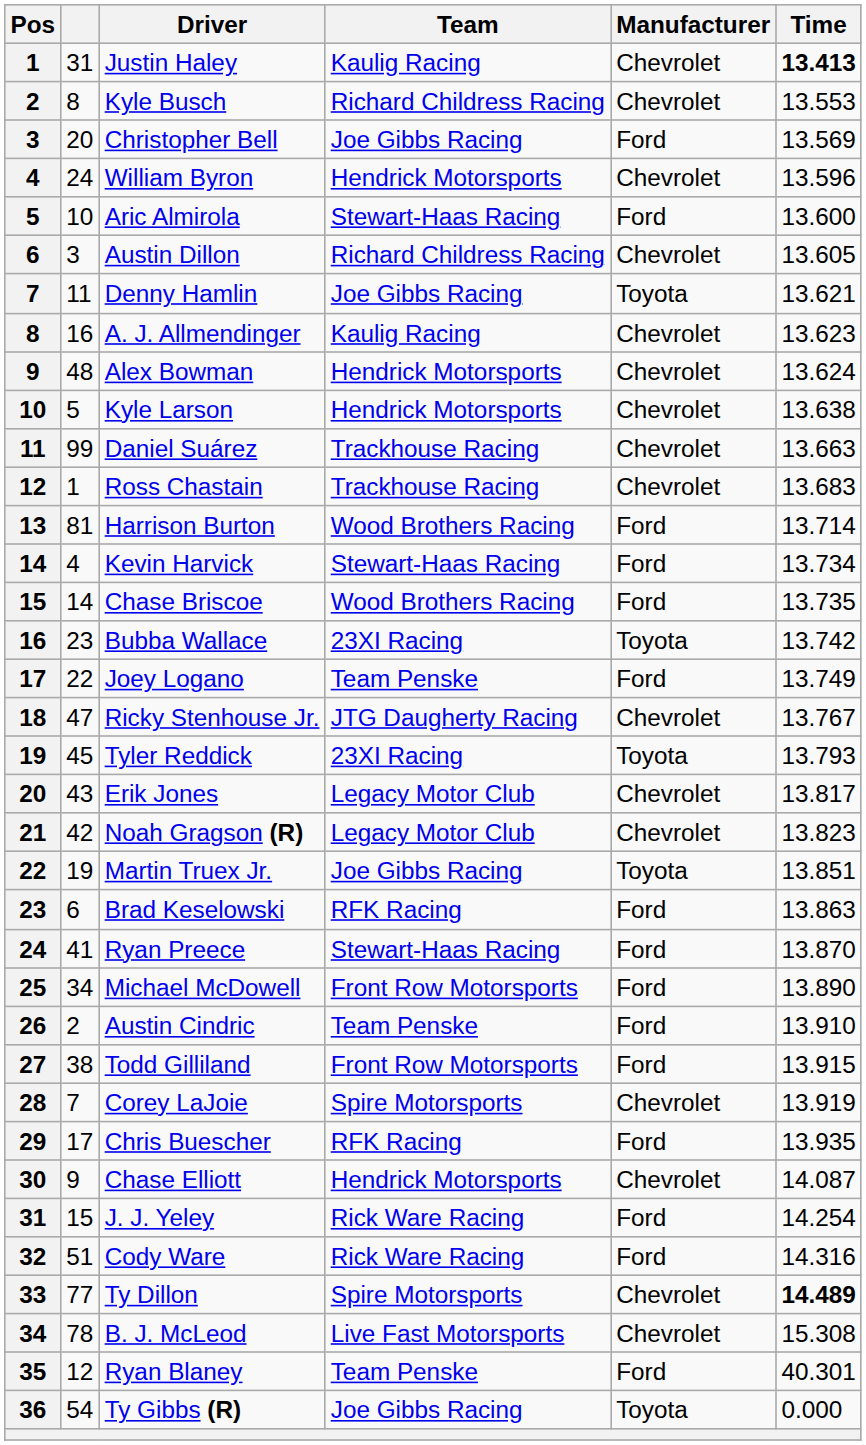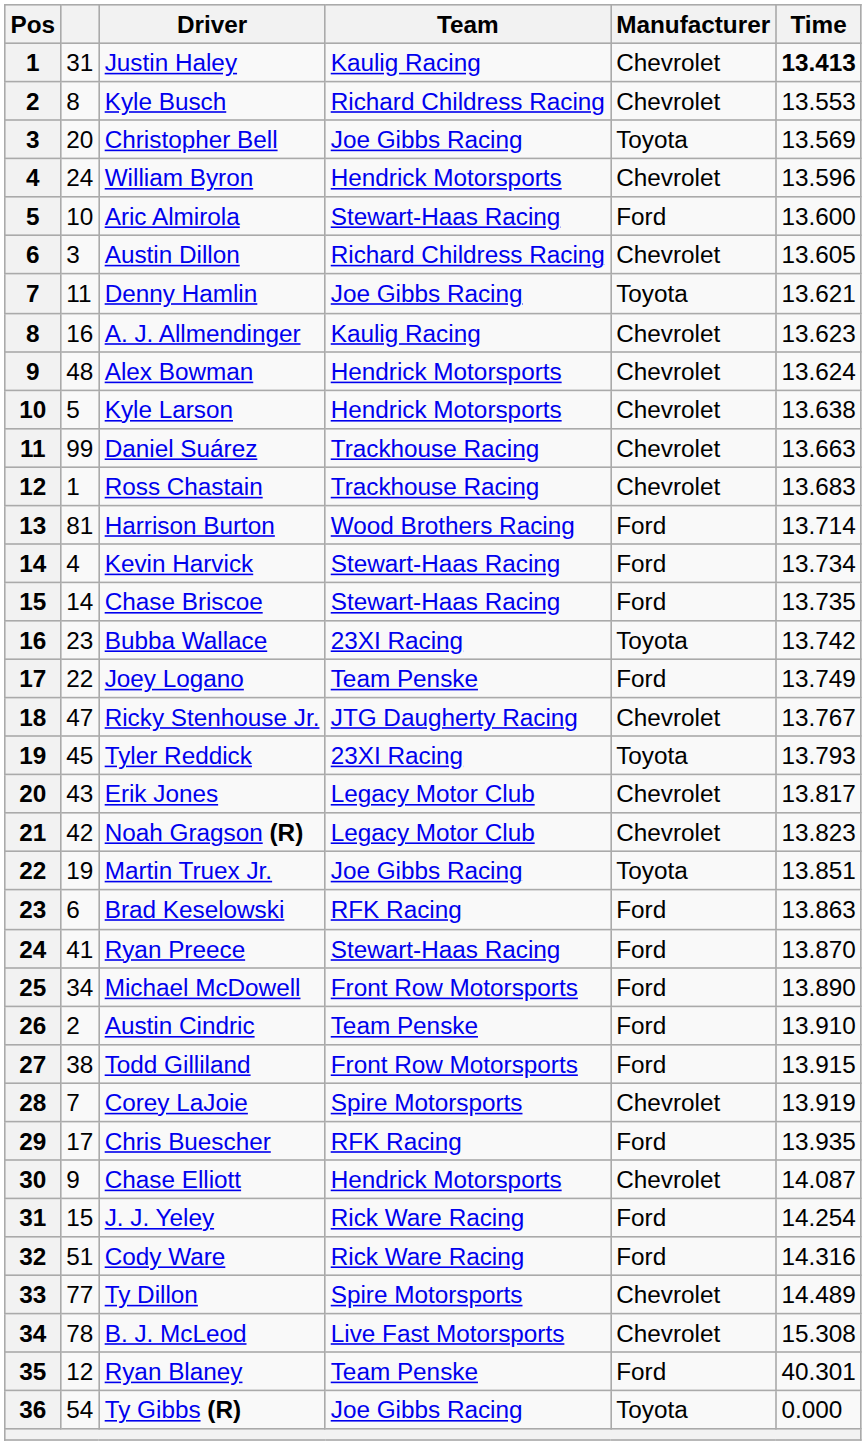(641, 140) Ford -> (652, 140) Toyota
(453, 602) Wood Brothers Racing -> (446, 602) Stewart-Haas Racing
(819, 1295) bold -> (819, 1295) normal
